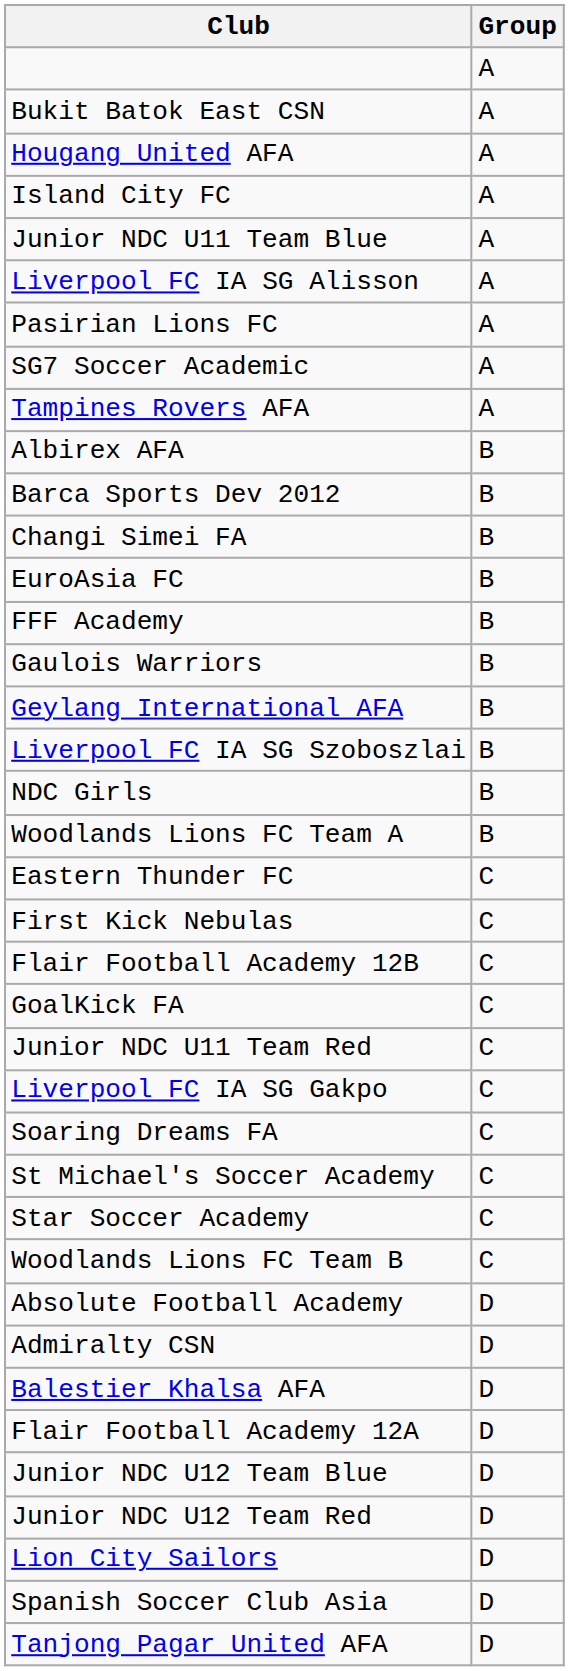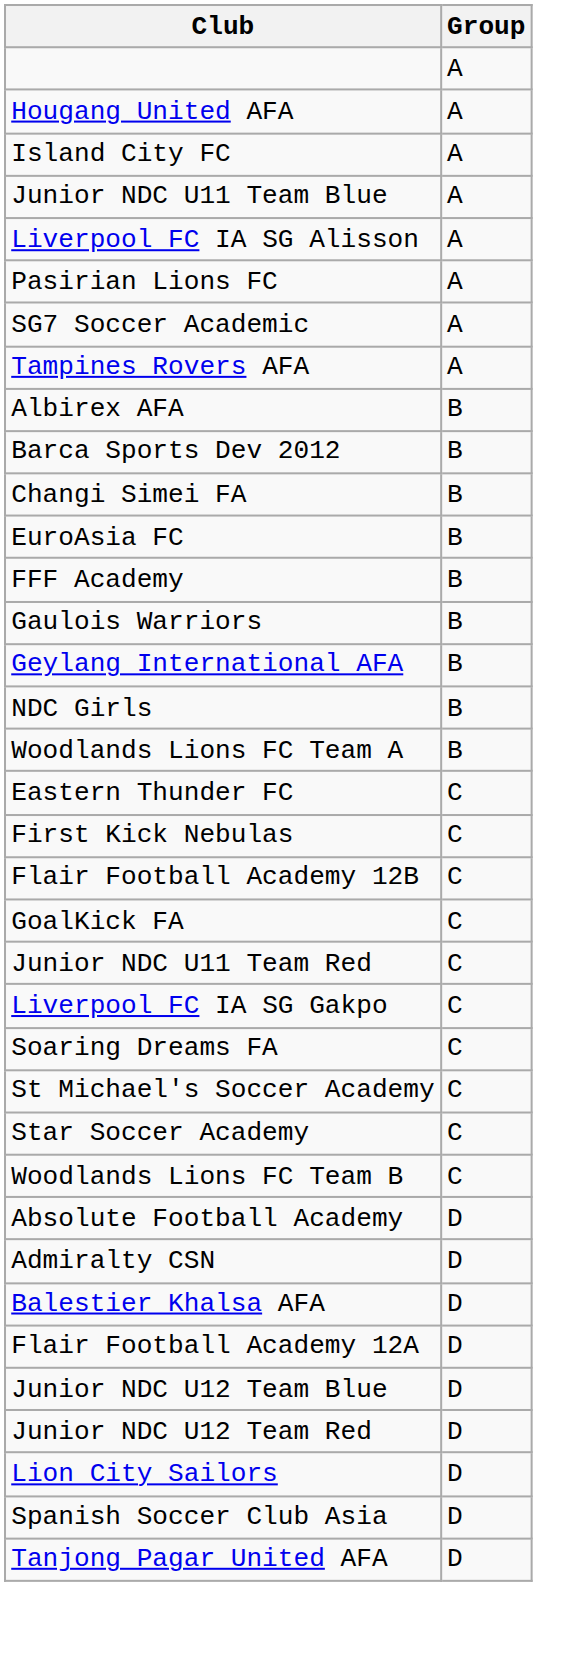- row: (168, 111)
- row: (239, 750)
